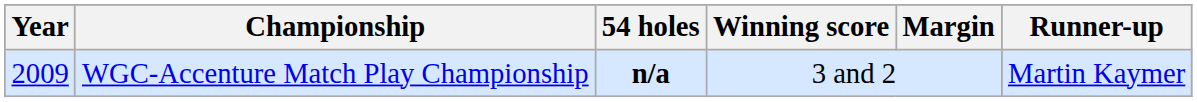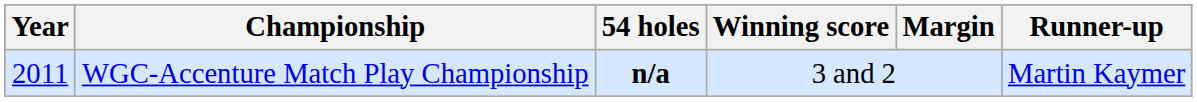(40, 72) 2009 -> (40, 72) 2011
